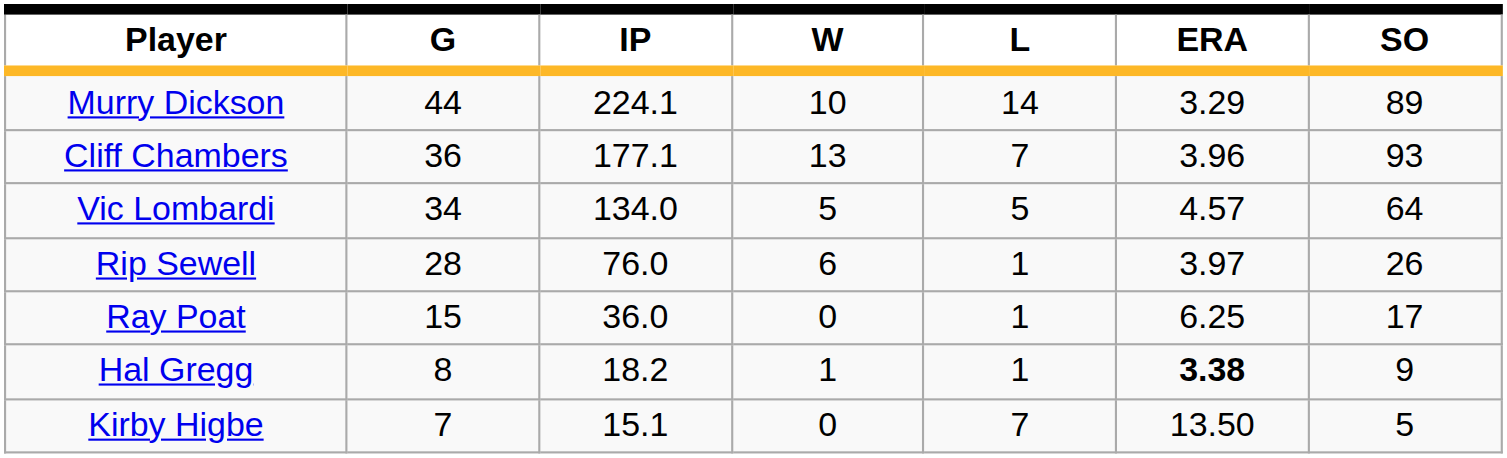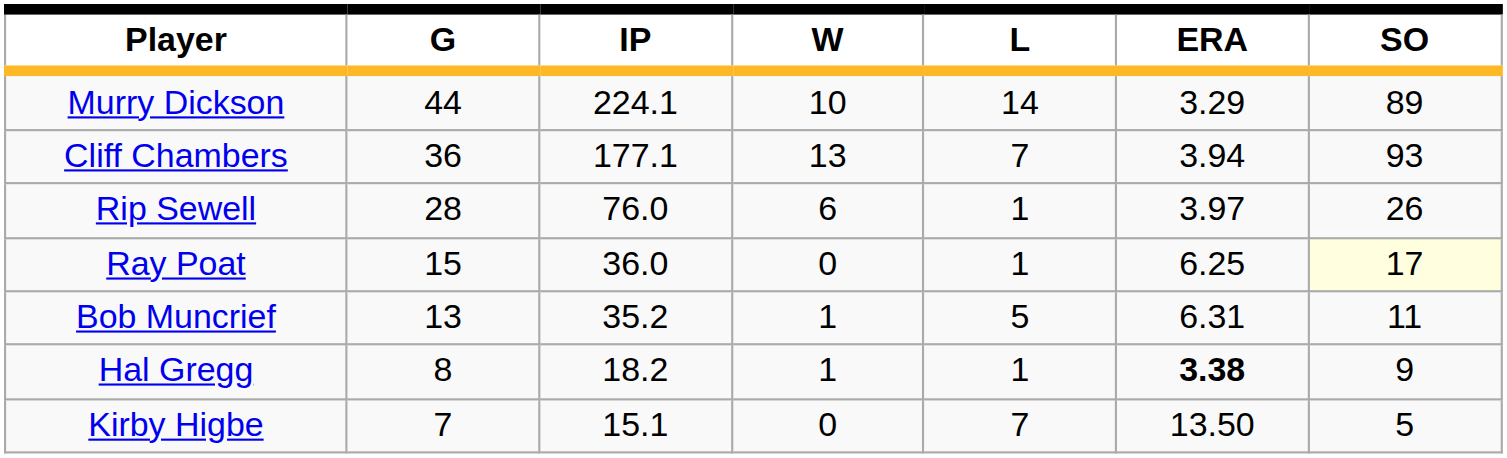(1212, 155) 3.96 -> (1212, 155) 3.94
- row: (176, 209)
(1405, 317) no background -> (1405, 263) lightyellow background
+ row: (176, 317)
